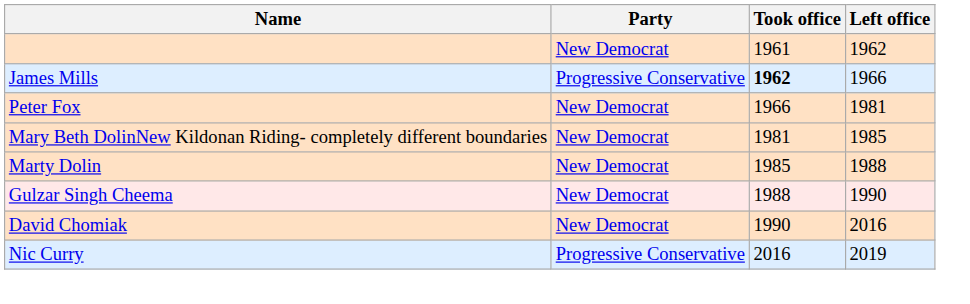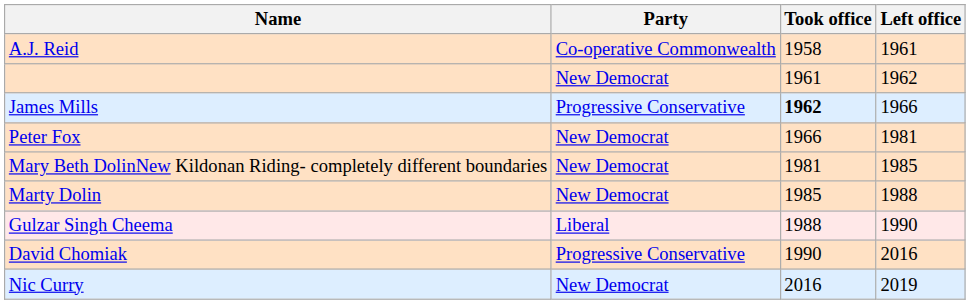+ row: (44, 48)
(612, 195) New Democrat -> (583, 225) Liberal
(612, 225) New Democrat -> (650, 254) Progressive Conservative
(650, 254) Progressive Conservative -> (612, 284) New Democrat
